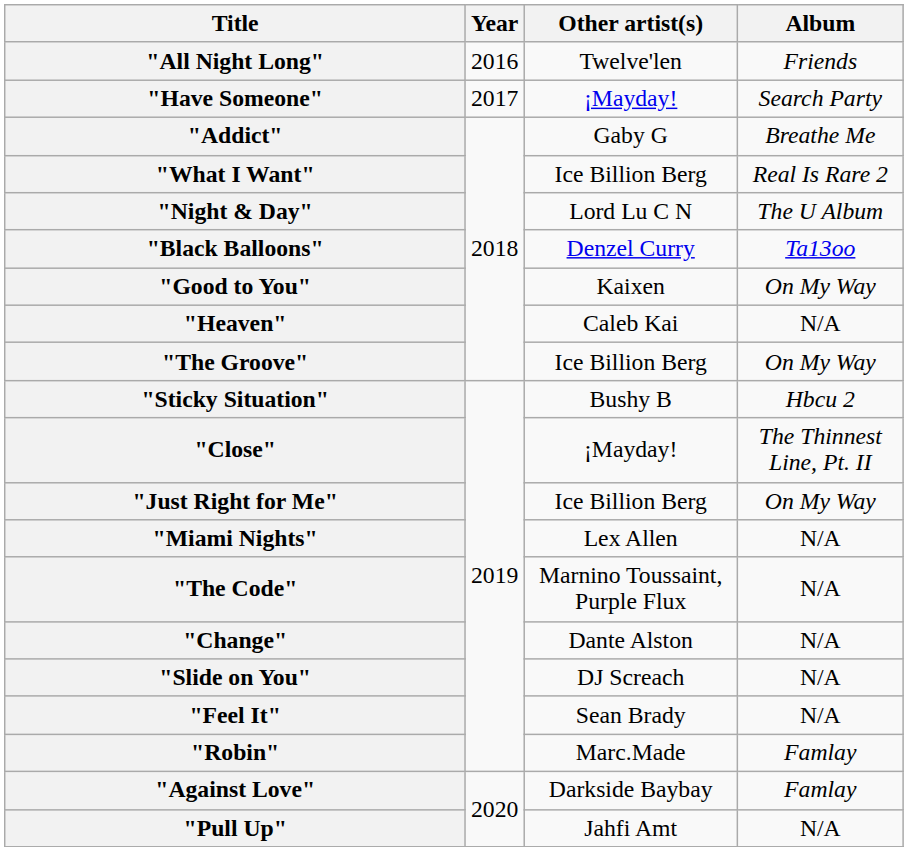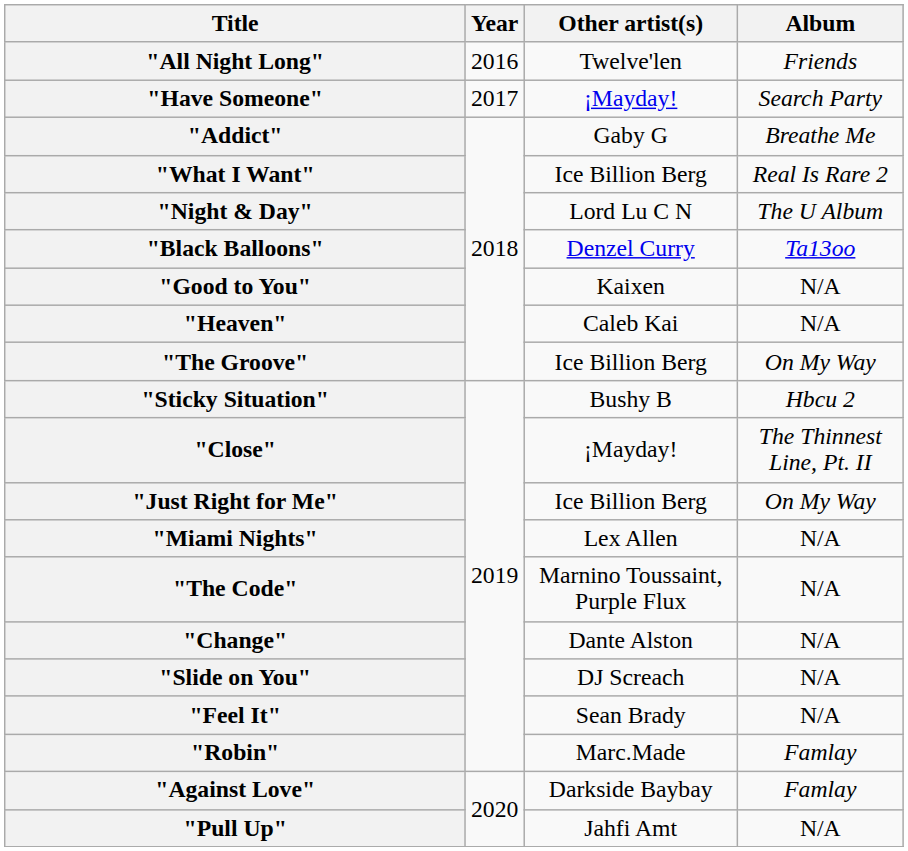(820, 286) On My Way -> (820, 286) N/A
